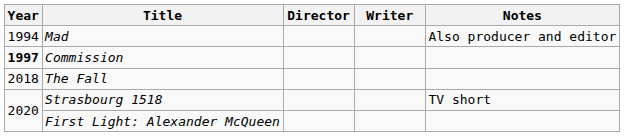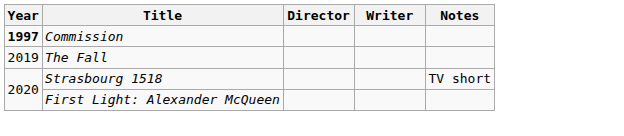- row: (57, 36)
(23, 79) 2018 -> (23, 57) 2019
